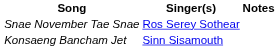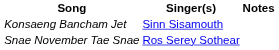rows swapped: (65, 40) <-> (72, 24)
